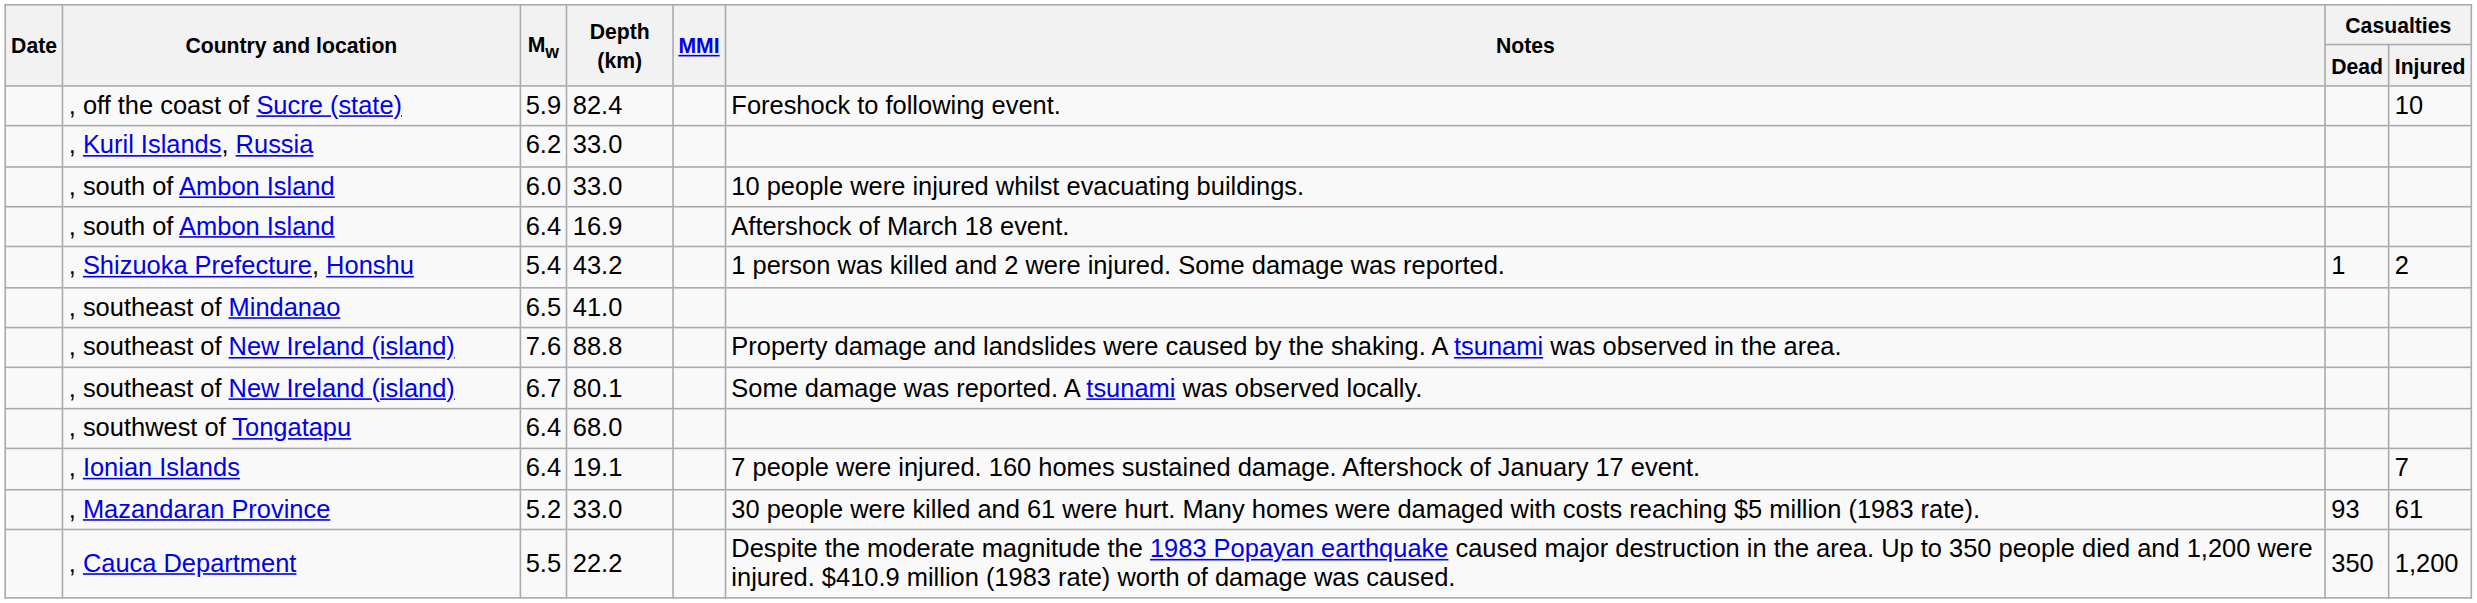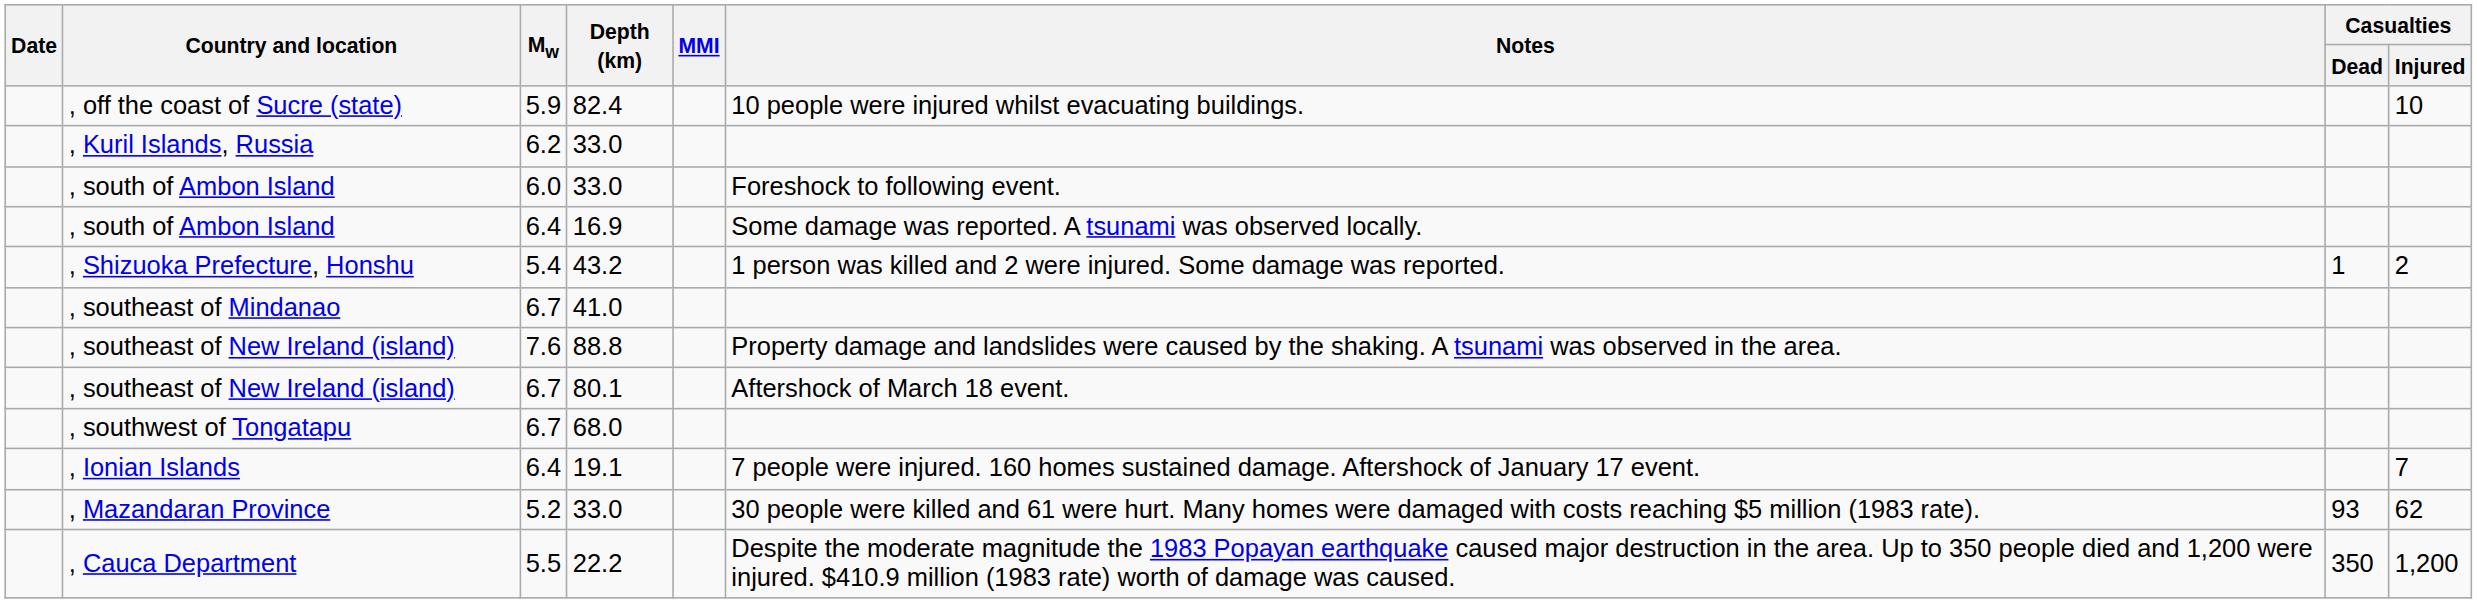(896, 105) Foreshock to following event. -> (1018, 105) 10 people were injured whilst evacuating buildings.
(1018, 186) 10 people were injured whilst evacuating buildings. -> (896, 186) Foreshock to following event.
(900, 226) Aftershock of March 18 event. -> (1077, 226) Some damage was reported. A tsunami was observed locally.
(543, 307) 6.5 -> (543, 307) 6.7
(1077, 387) Some damage was reported. A tsunami was observed locally. -> (900, 387) Aftershock of March 18 event.
(543, 428) 6.4 -> (543, 428) 6.7
(2409, 508) 61 -> (2409, 508) 62
